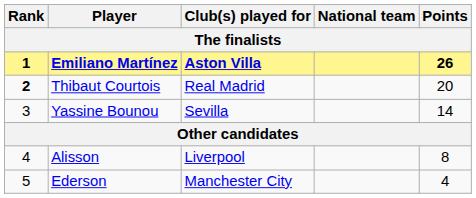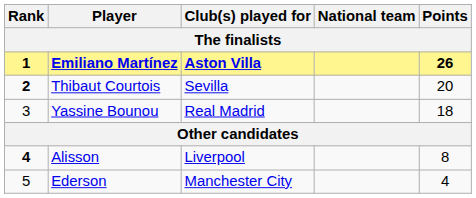(225, 87) Real Madrid -> (206, 87) Sevilla
(206, 110) Sevilla -> (225, 110) Real Madrid
(445, 110) 14 -> (445, 110) 18
(26, 157) normal -> (26, 157) bold
